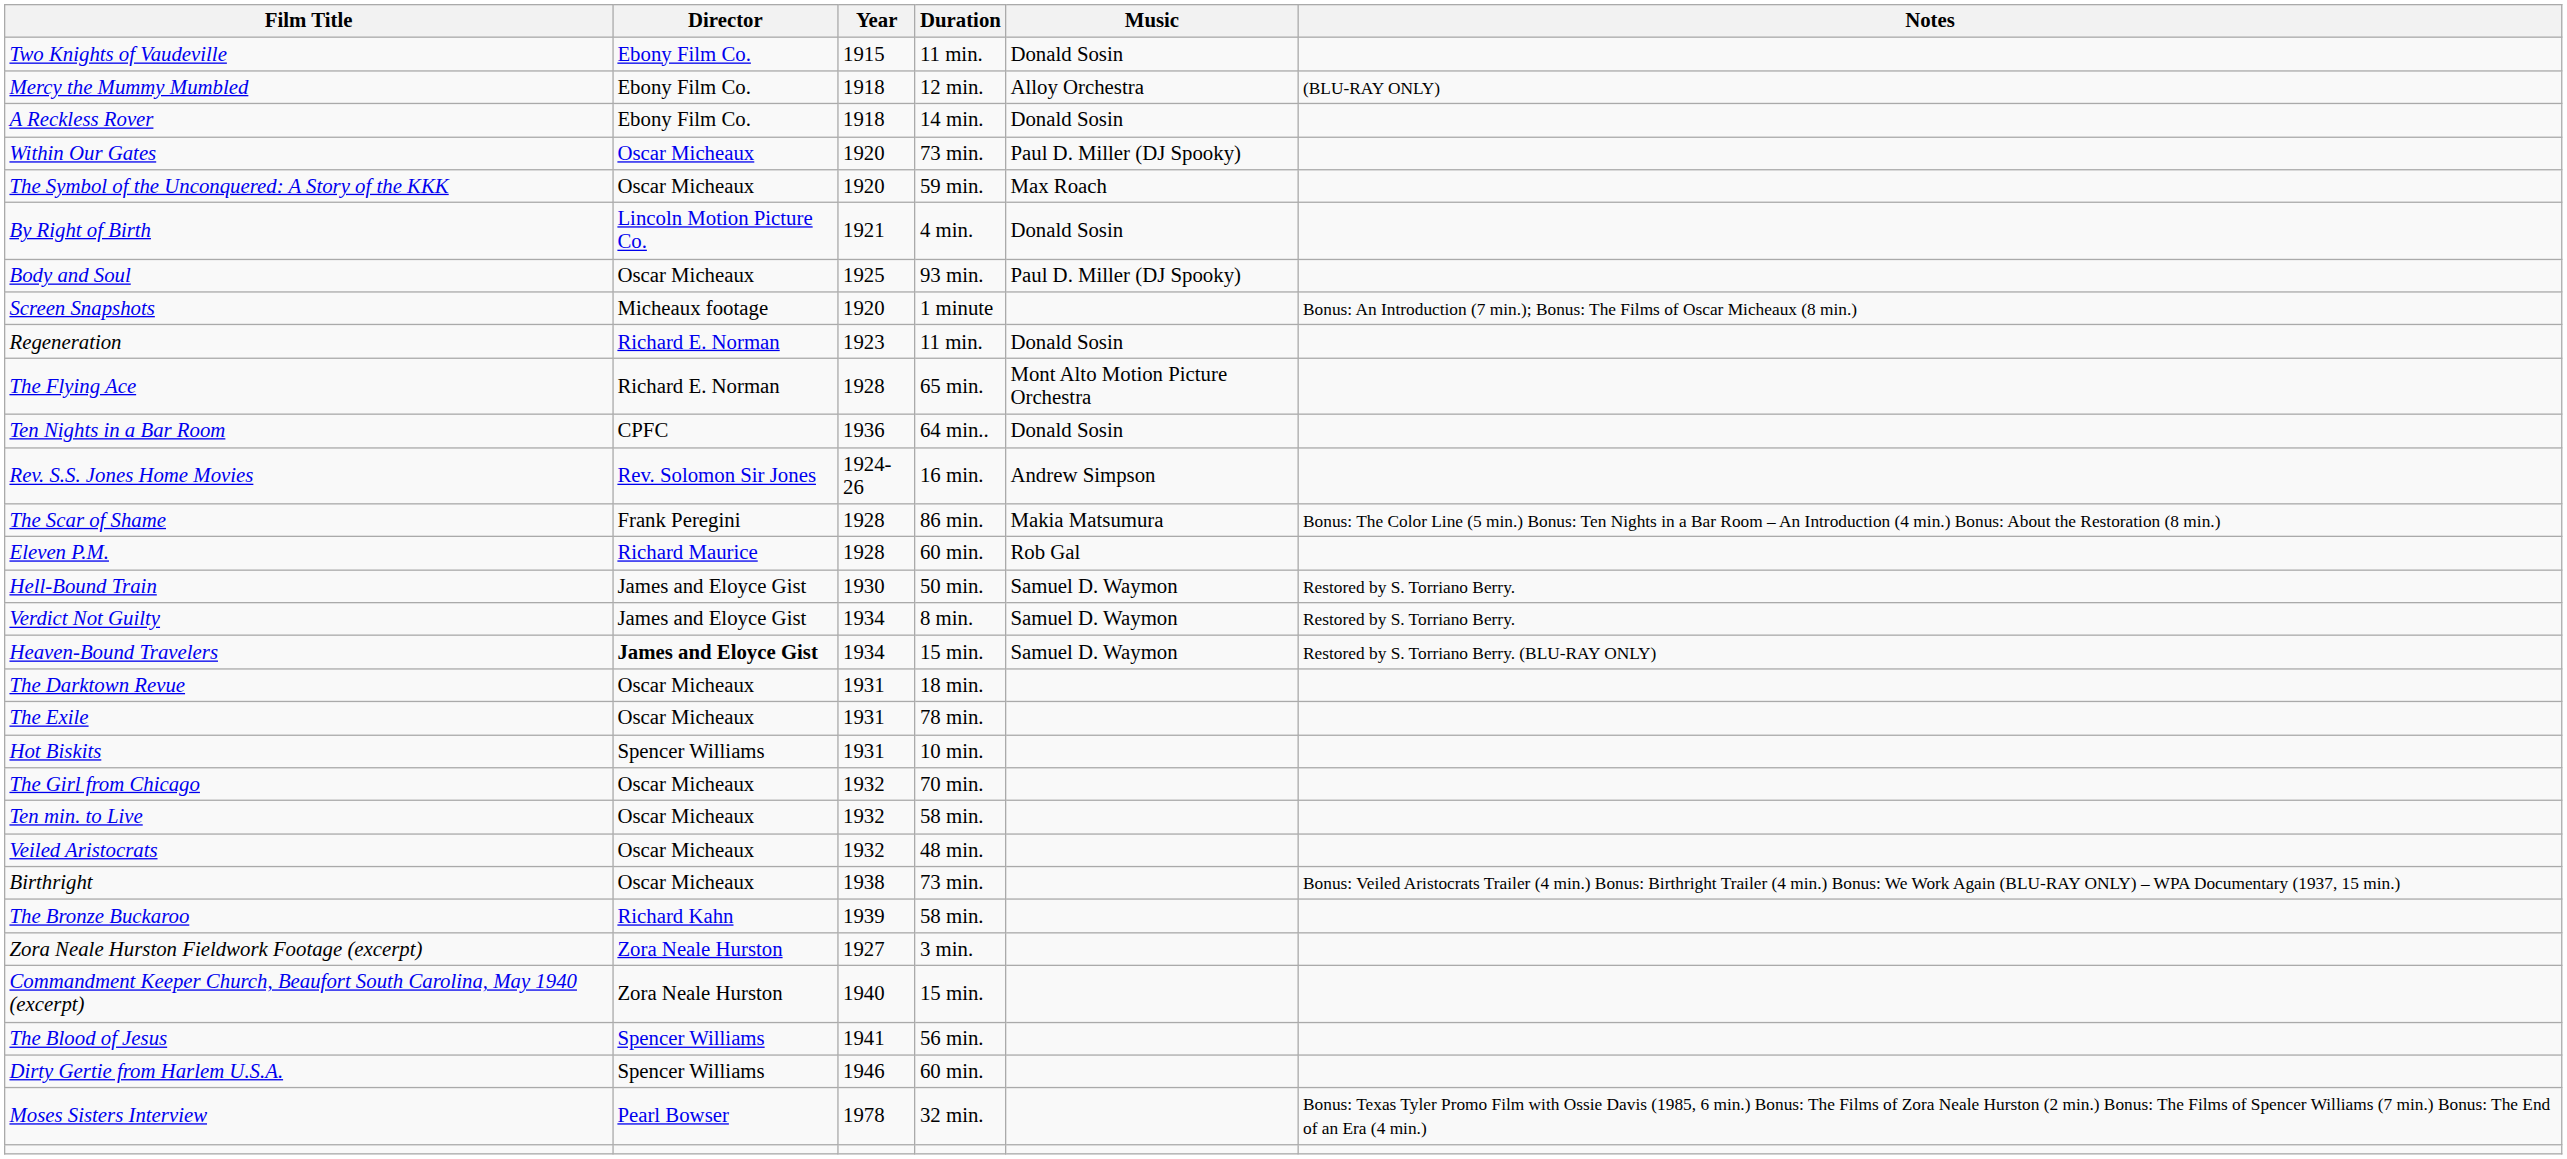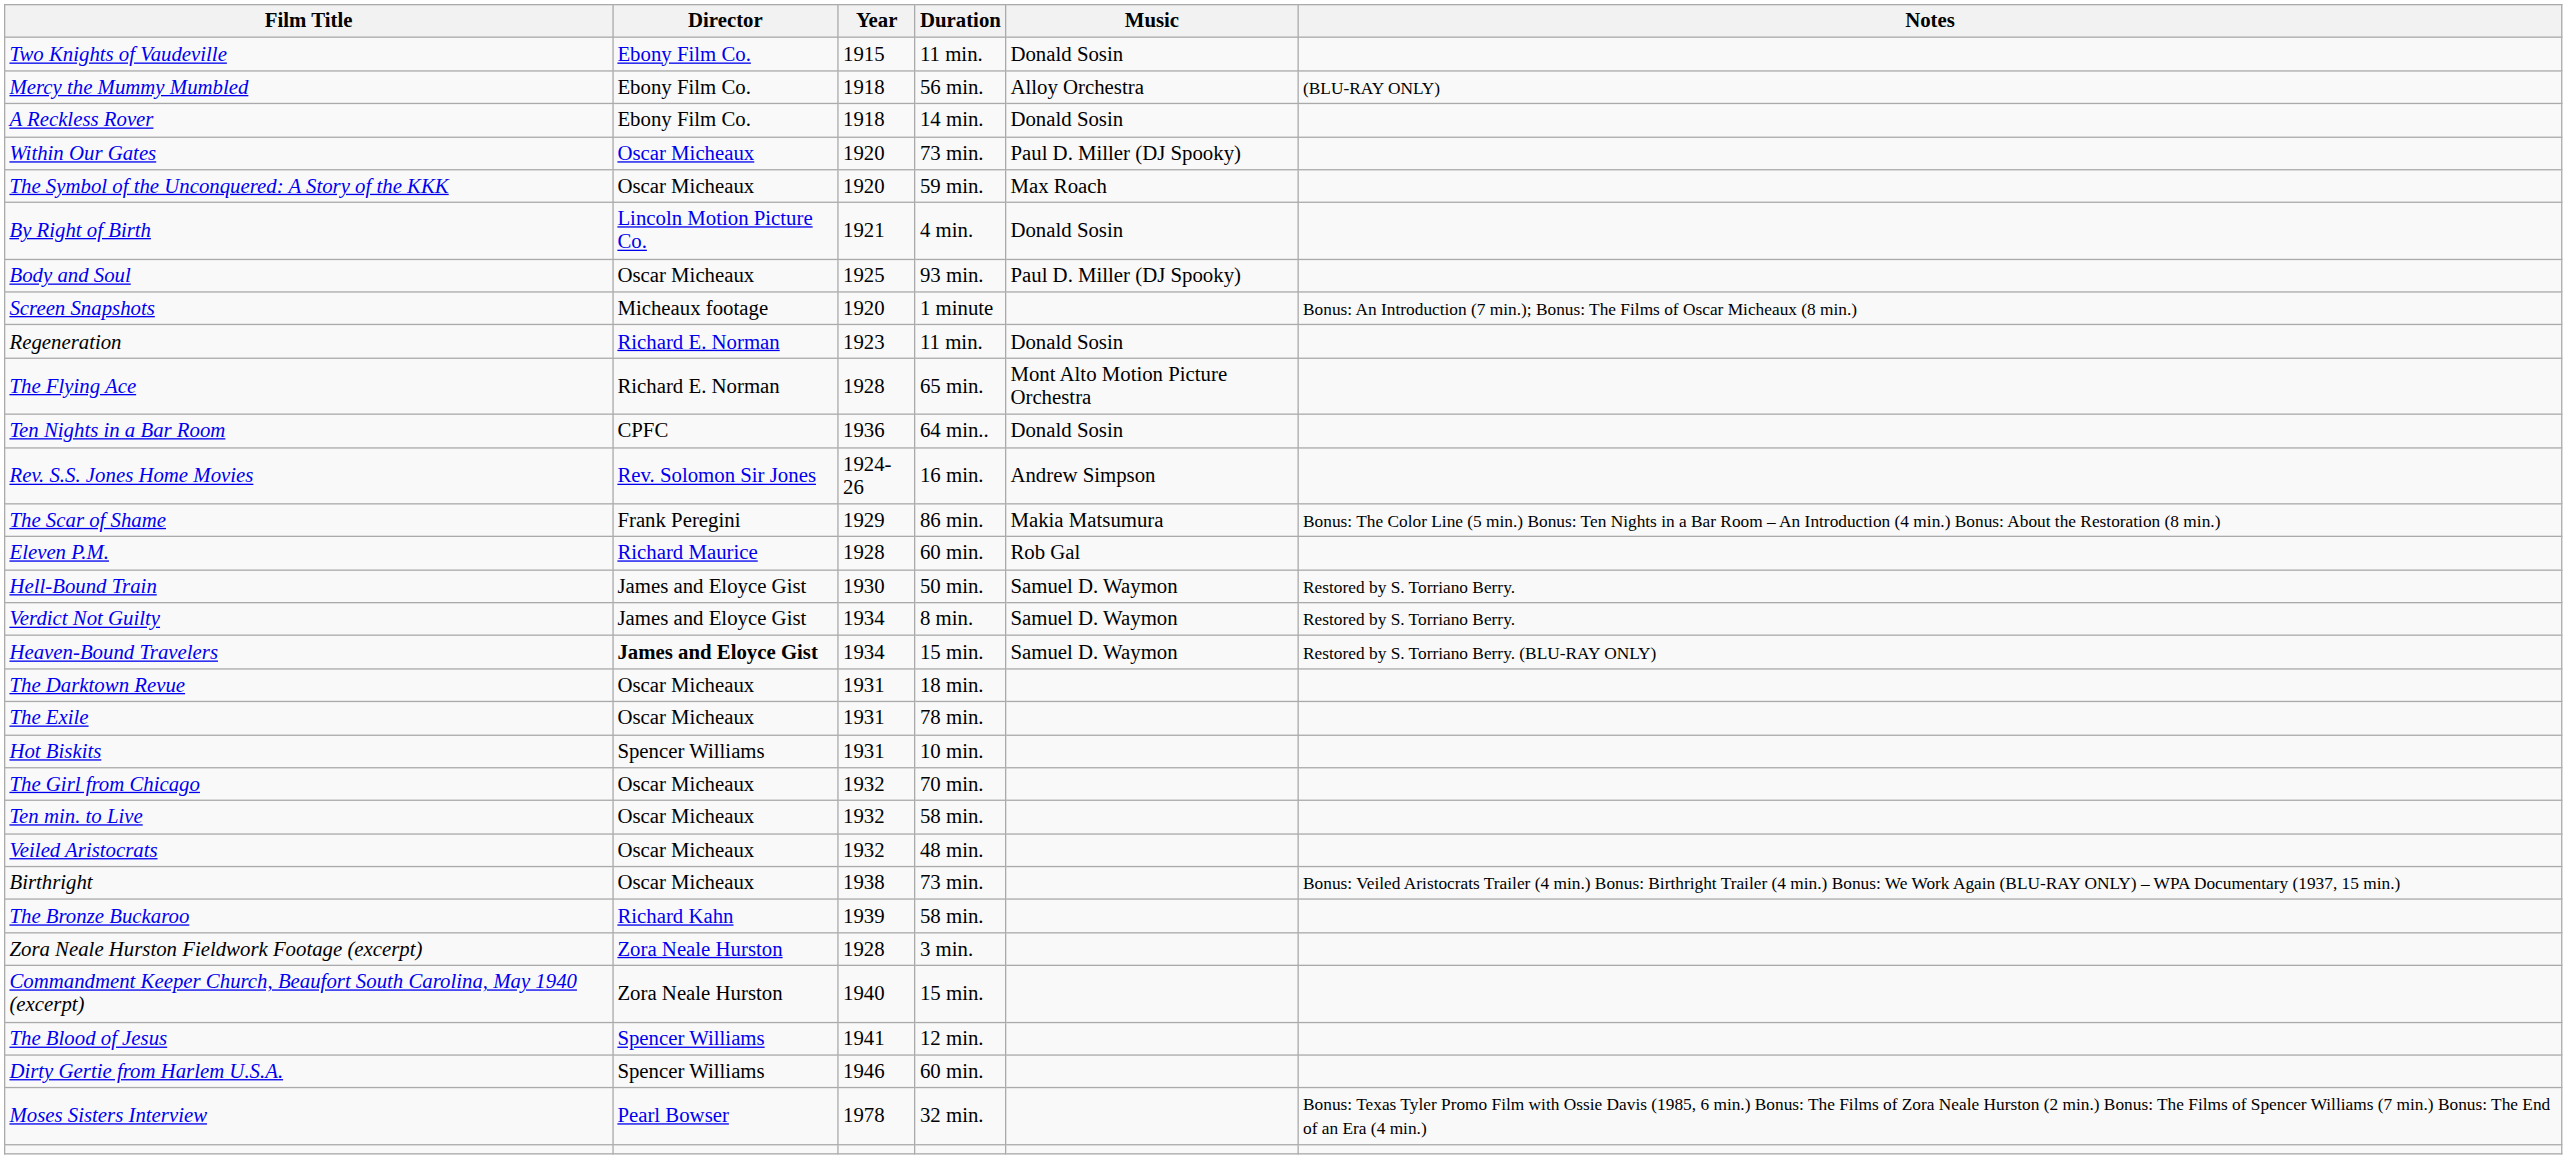(952, 86) 12 min. -> (952, 86) 56 min.
(864, 520) 1928 -> (864, 520) 1929
(864, 948) 1927 -> (864, 948) 1928
(952, 1038) 56 min. -> (952, 1038) 12 min.
